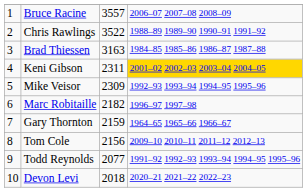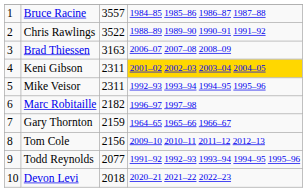(180, 13) 2006–07 2007–08 2008–09 -> (198, 13) 1984–85 1985–86 1986–87 1987–88
(198, 50) 1984–85 1985–86 1986–87 1987–88 -> (180, 50) 2006–07 2007–08 2008–09
(113, 86) 2309 -> (113, 86) 2311
